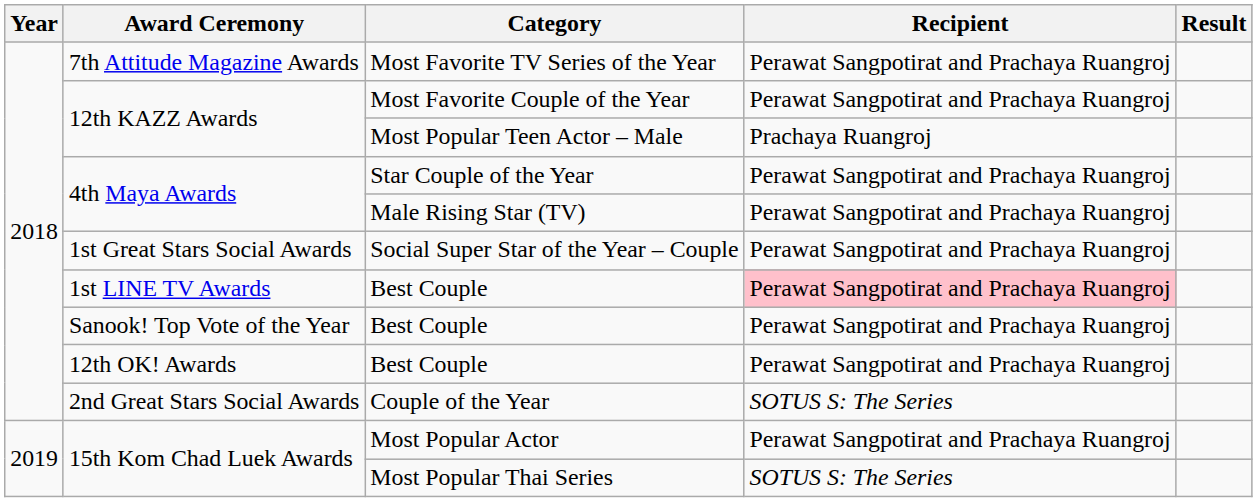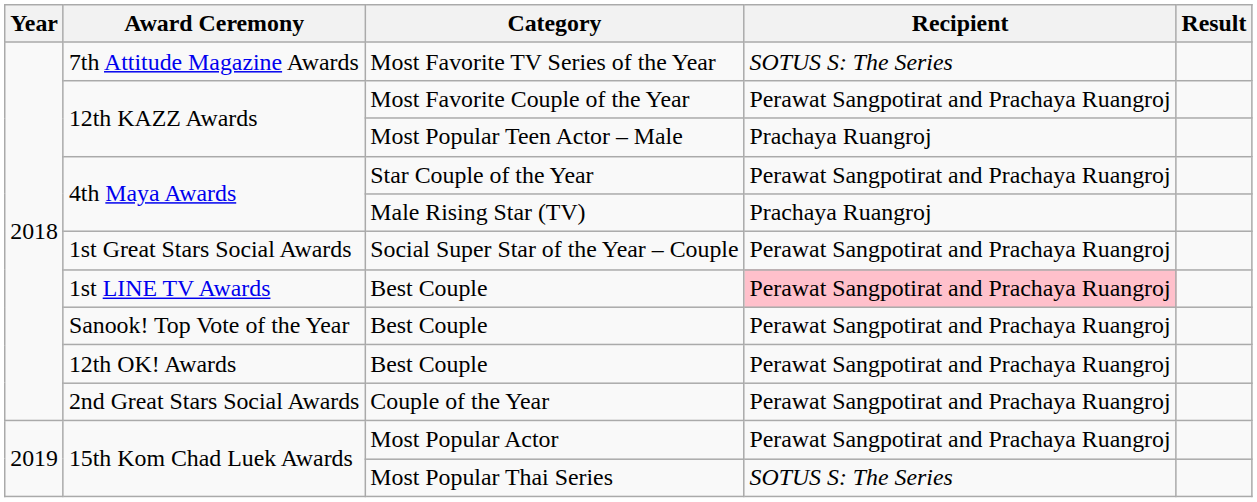(960, 61) Perawat Sangpotirat and Prachaya Ruangroj -> (851, 61) SOTUS S: The Series
(960, 212) Perawat Sangpotirat and Prachaya Ruangroj -> (841, 212) Prachaya Ruangroj
(851, 401) SOTUS S: The Series -> (960, 401) Perawat Sangpotirat and Prachaya Ruangroj
